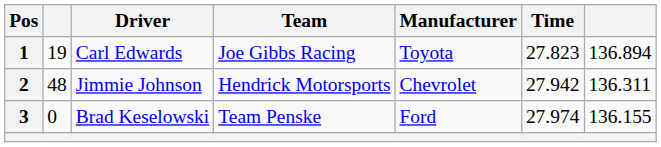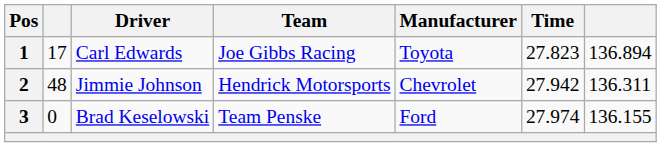(57, 52) 19 -> (57, 52) 17
